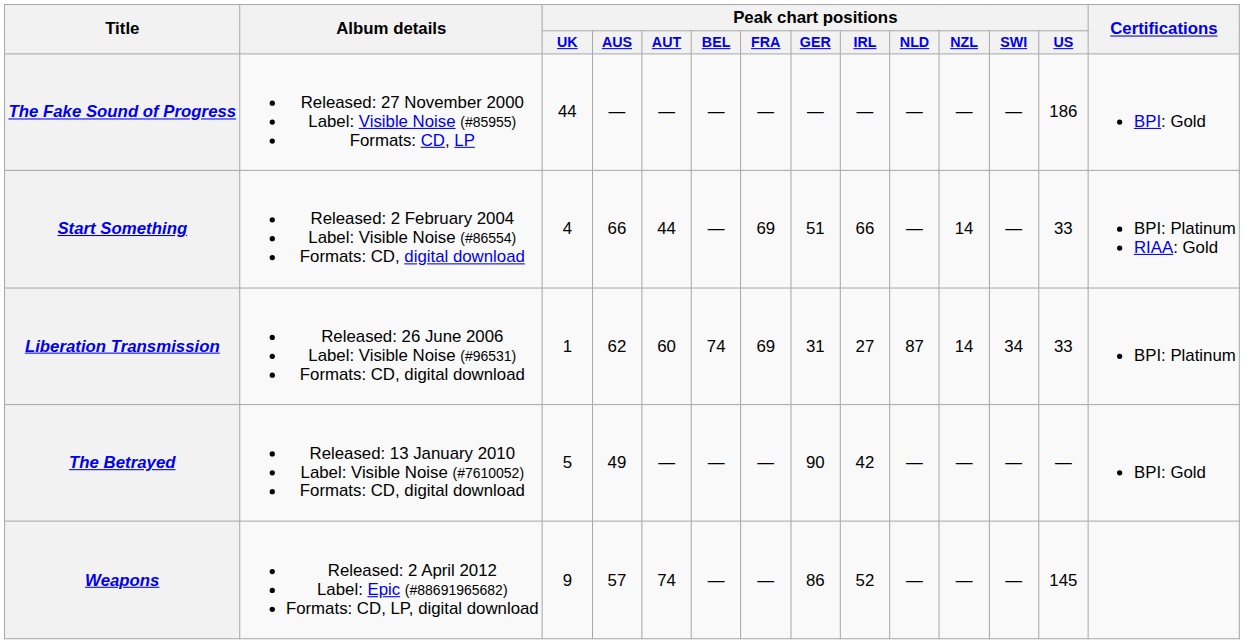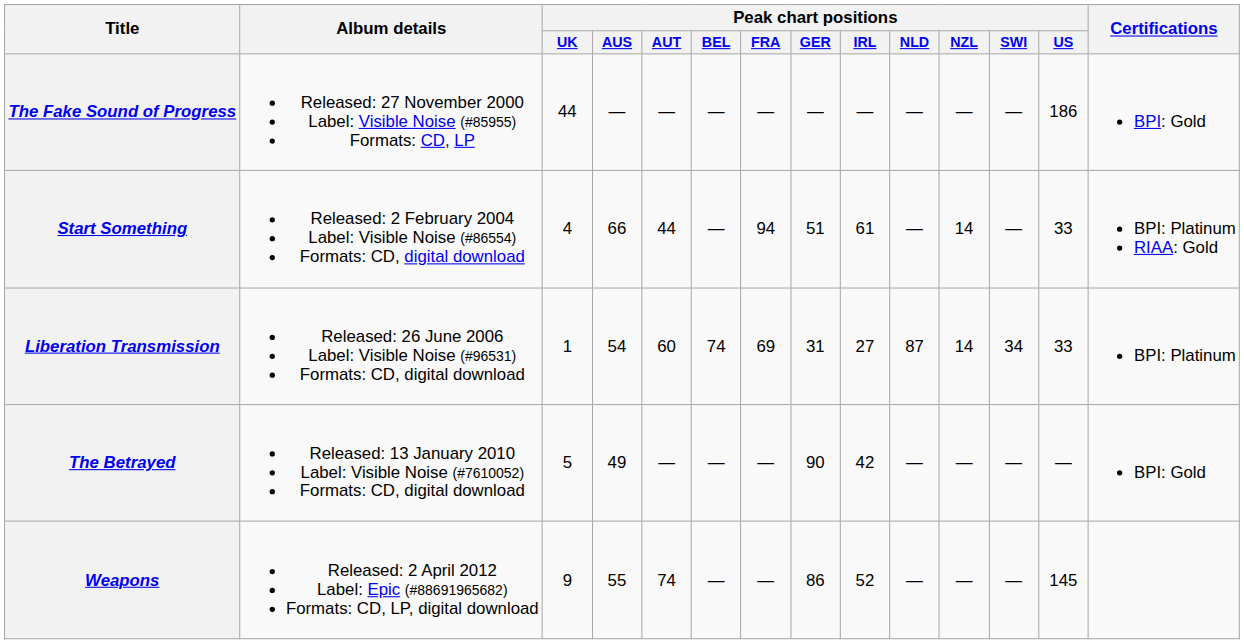(766, 229) 69 -> (766, 229) 94
(865, 229) 66 -> (865, 229) 61
(617, 346) 62 -> (617, 346) 54
(617, 579) 57 -> (617, 579) 55
